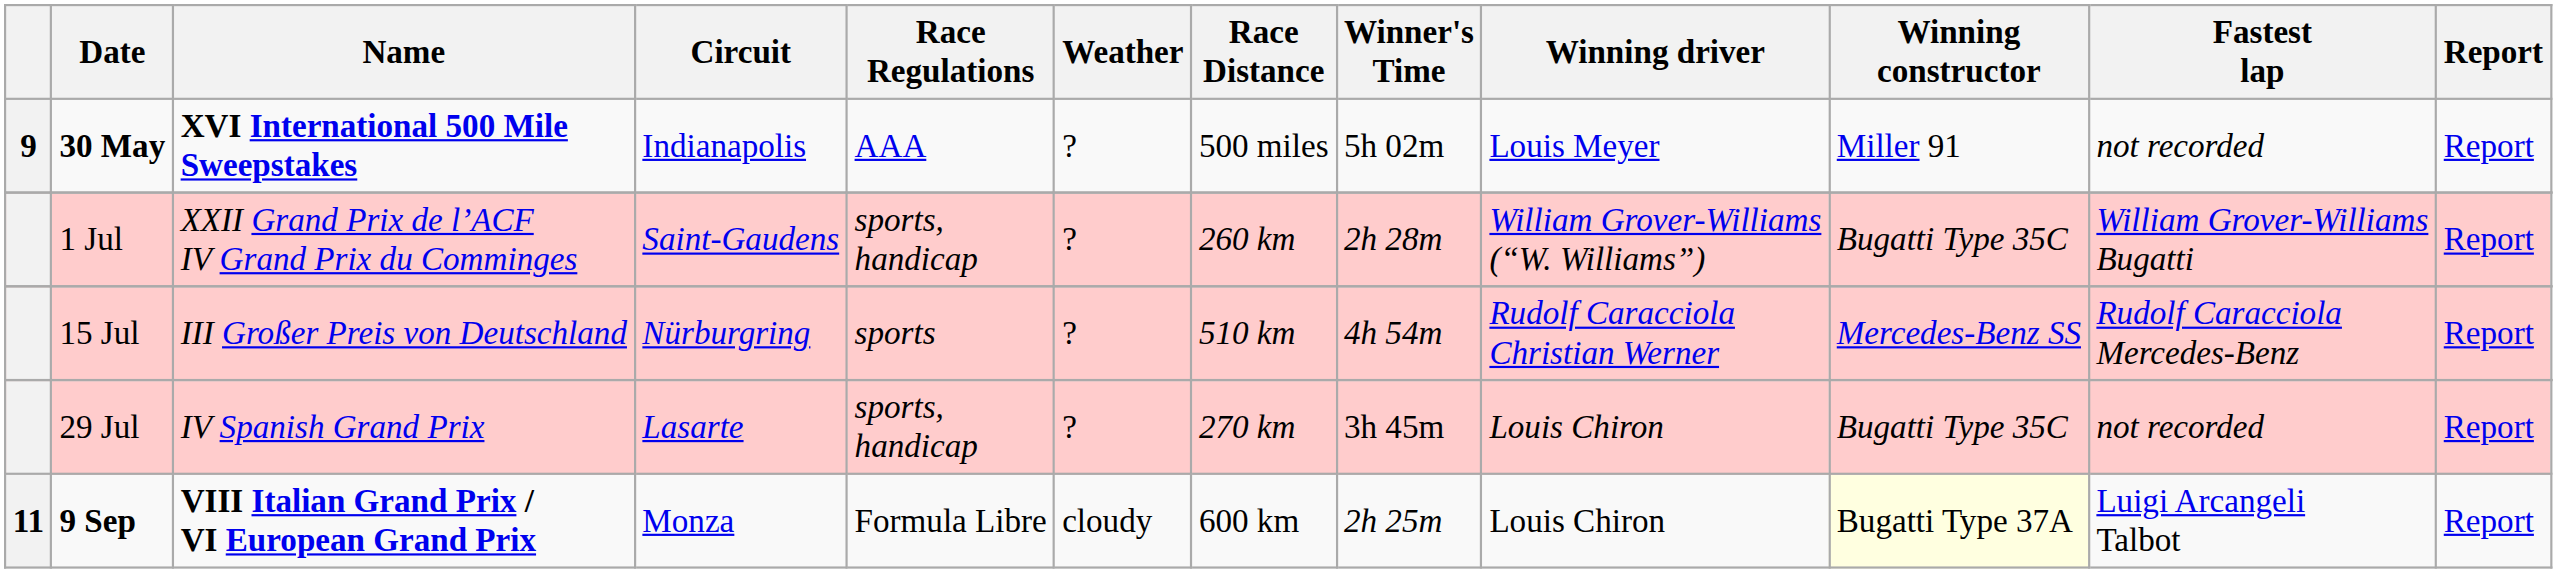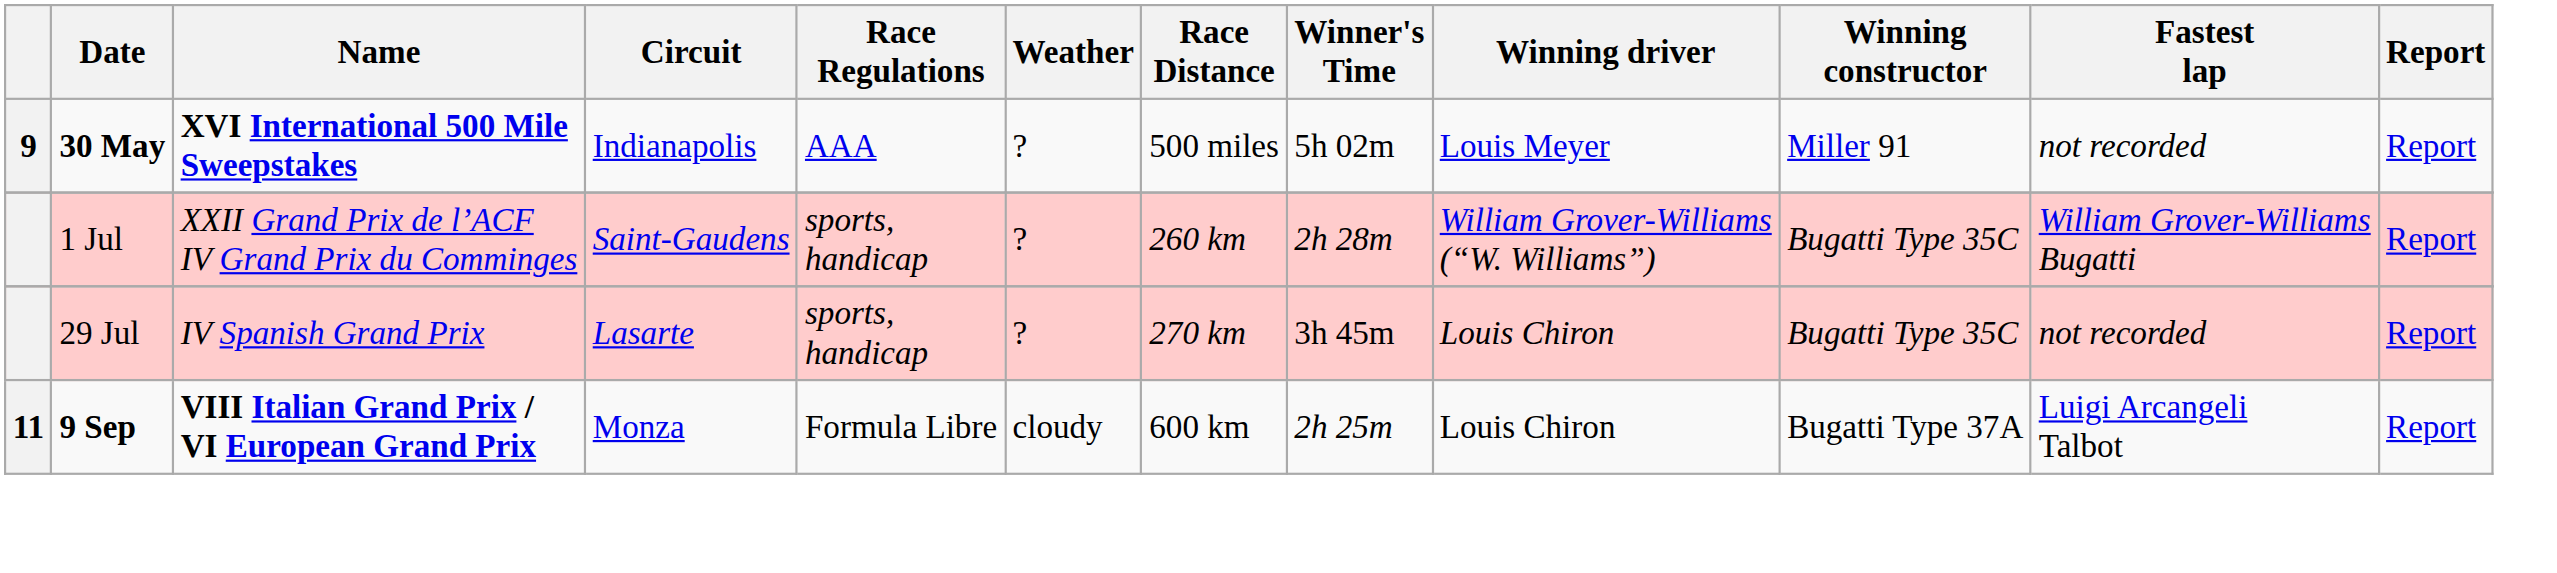- row: (100, 333)
(1955, 521) lightyellow background -> (1905, 427) no background
